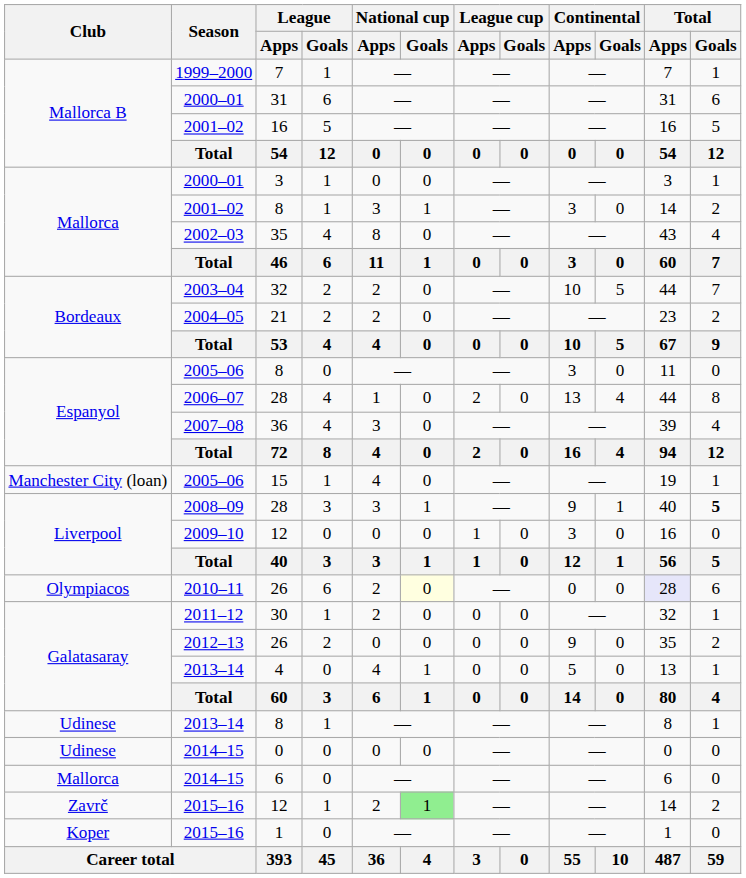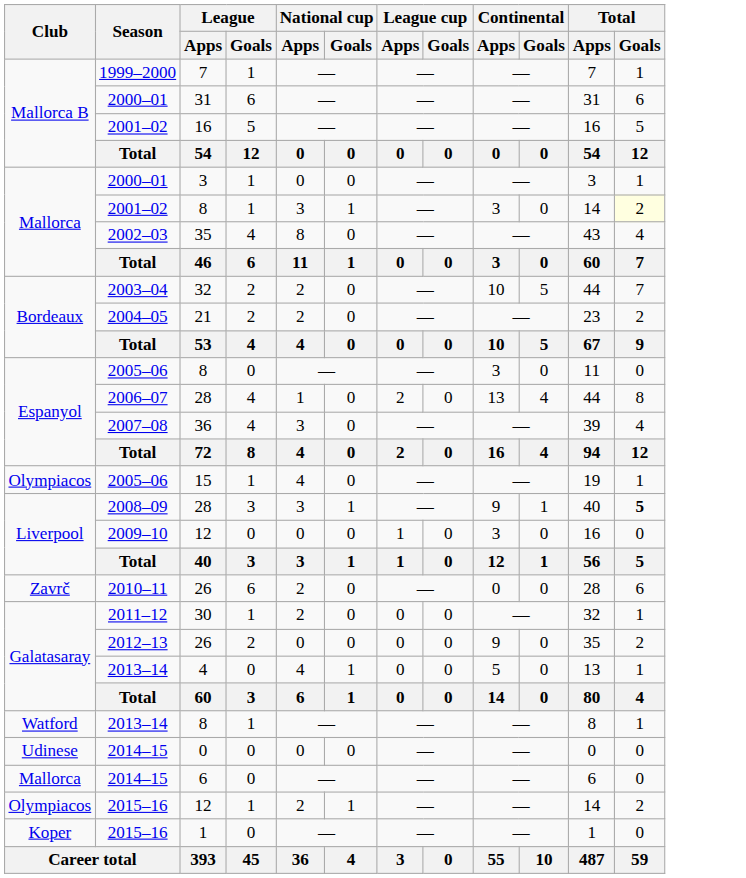(716, 208) no background -> (640, 208) lightyellow background
(88, 479) Manchester City (loan) -> (50, 479) Olympiacos
(88, 588) Olympiacos -> (50, 588) Zavrč
(427, 588) lightyellow background -> (351, 588) no background
(668, 588) lavender background -> (592, 588) no background
(88, 724) Udinese -> (50, 724) Watford
(88, 805) Zavrč -> (50, 805) Olympiacos
(427, 805) lightgreen background -> (351, 805) no background
